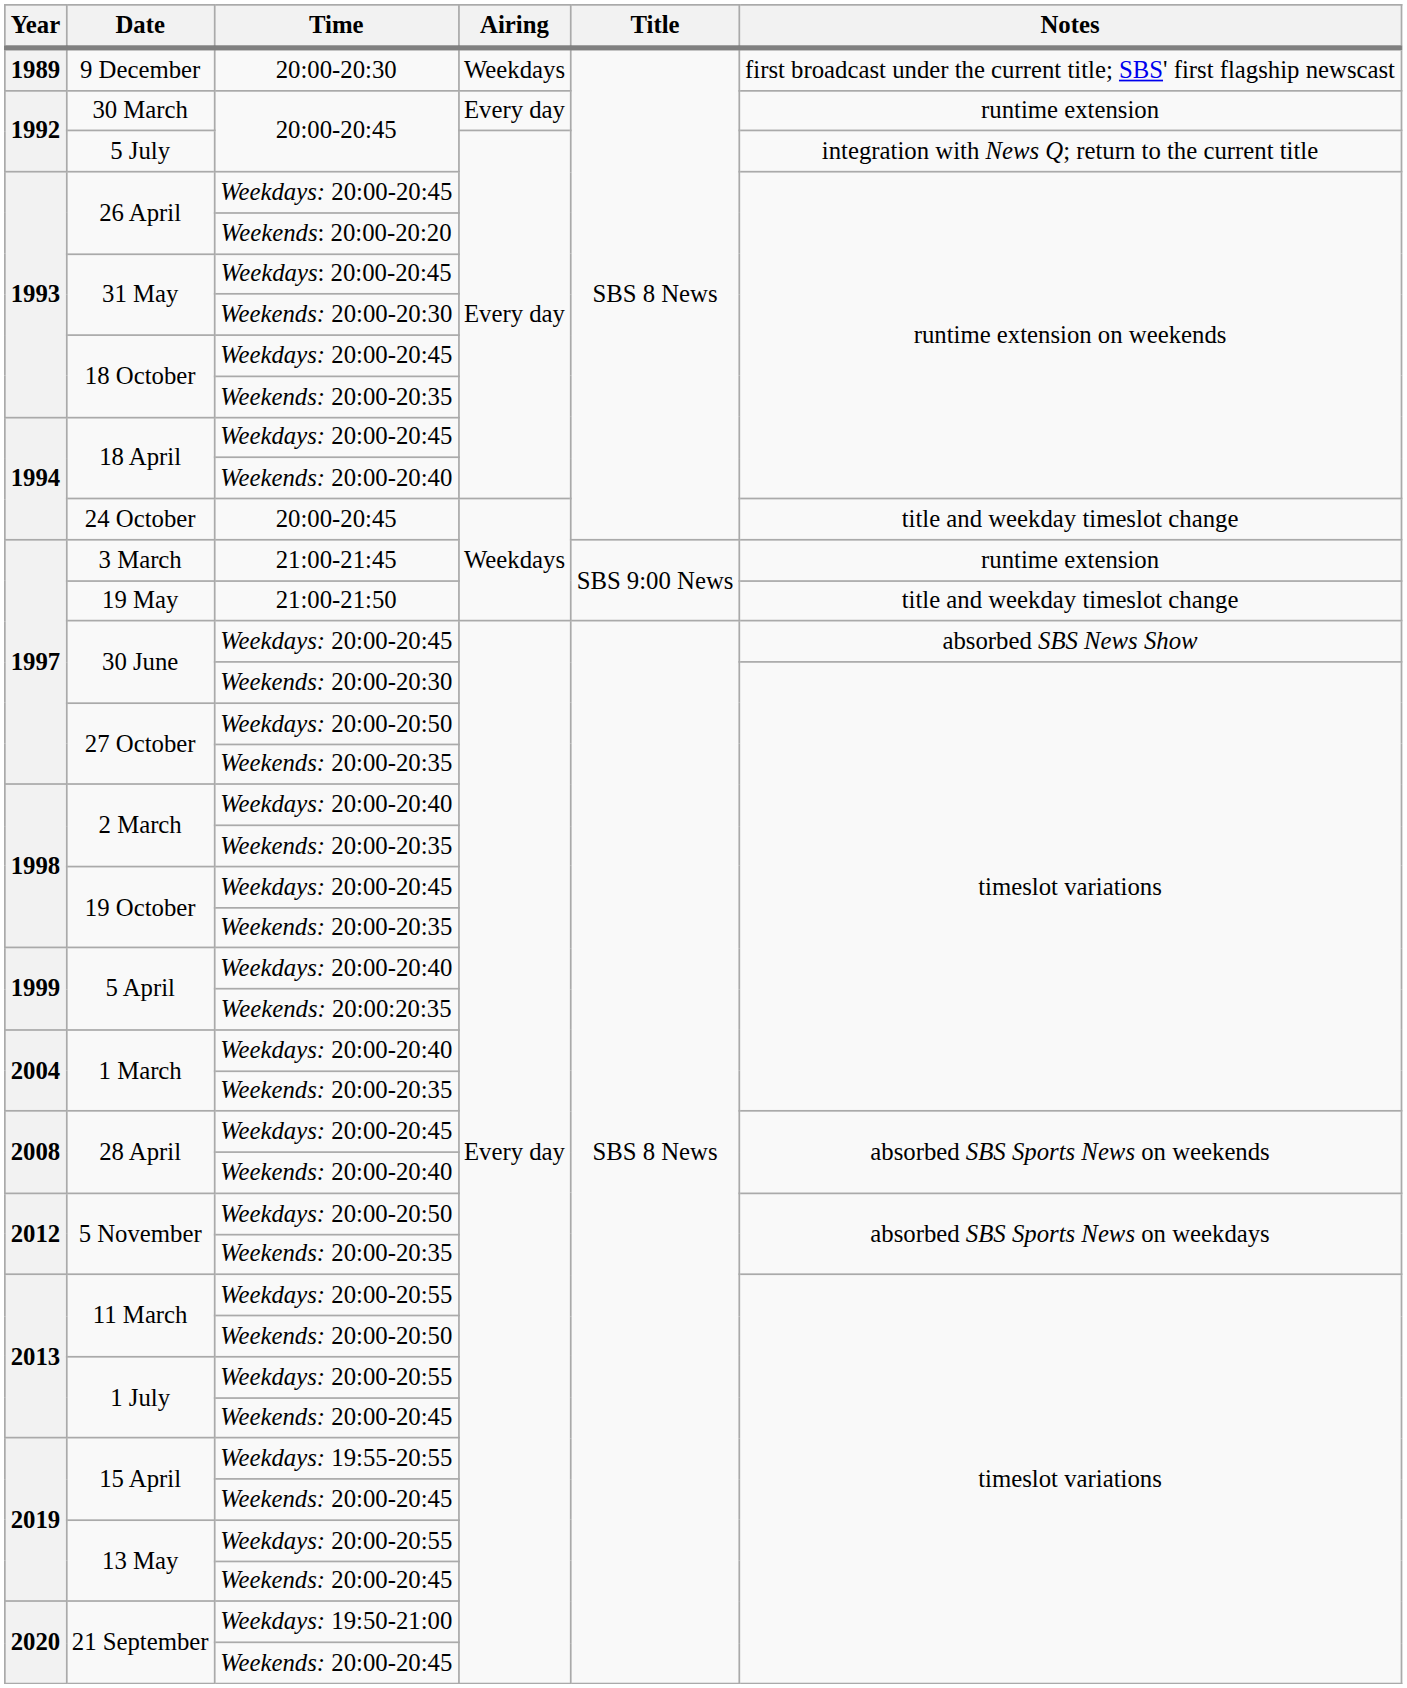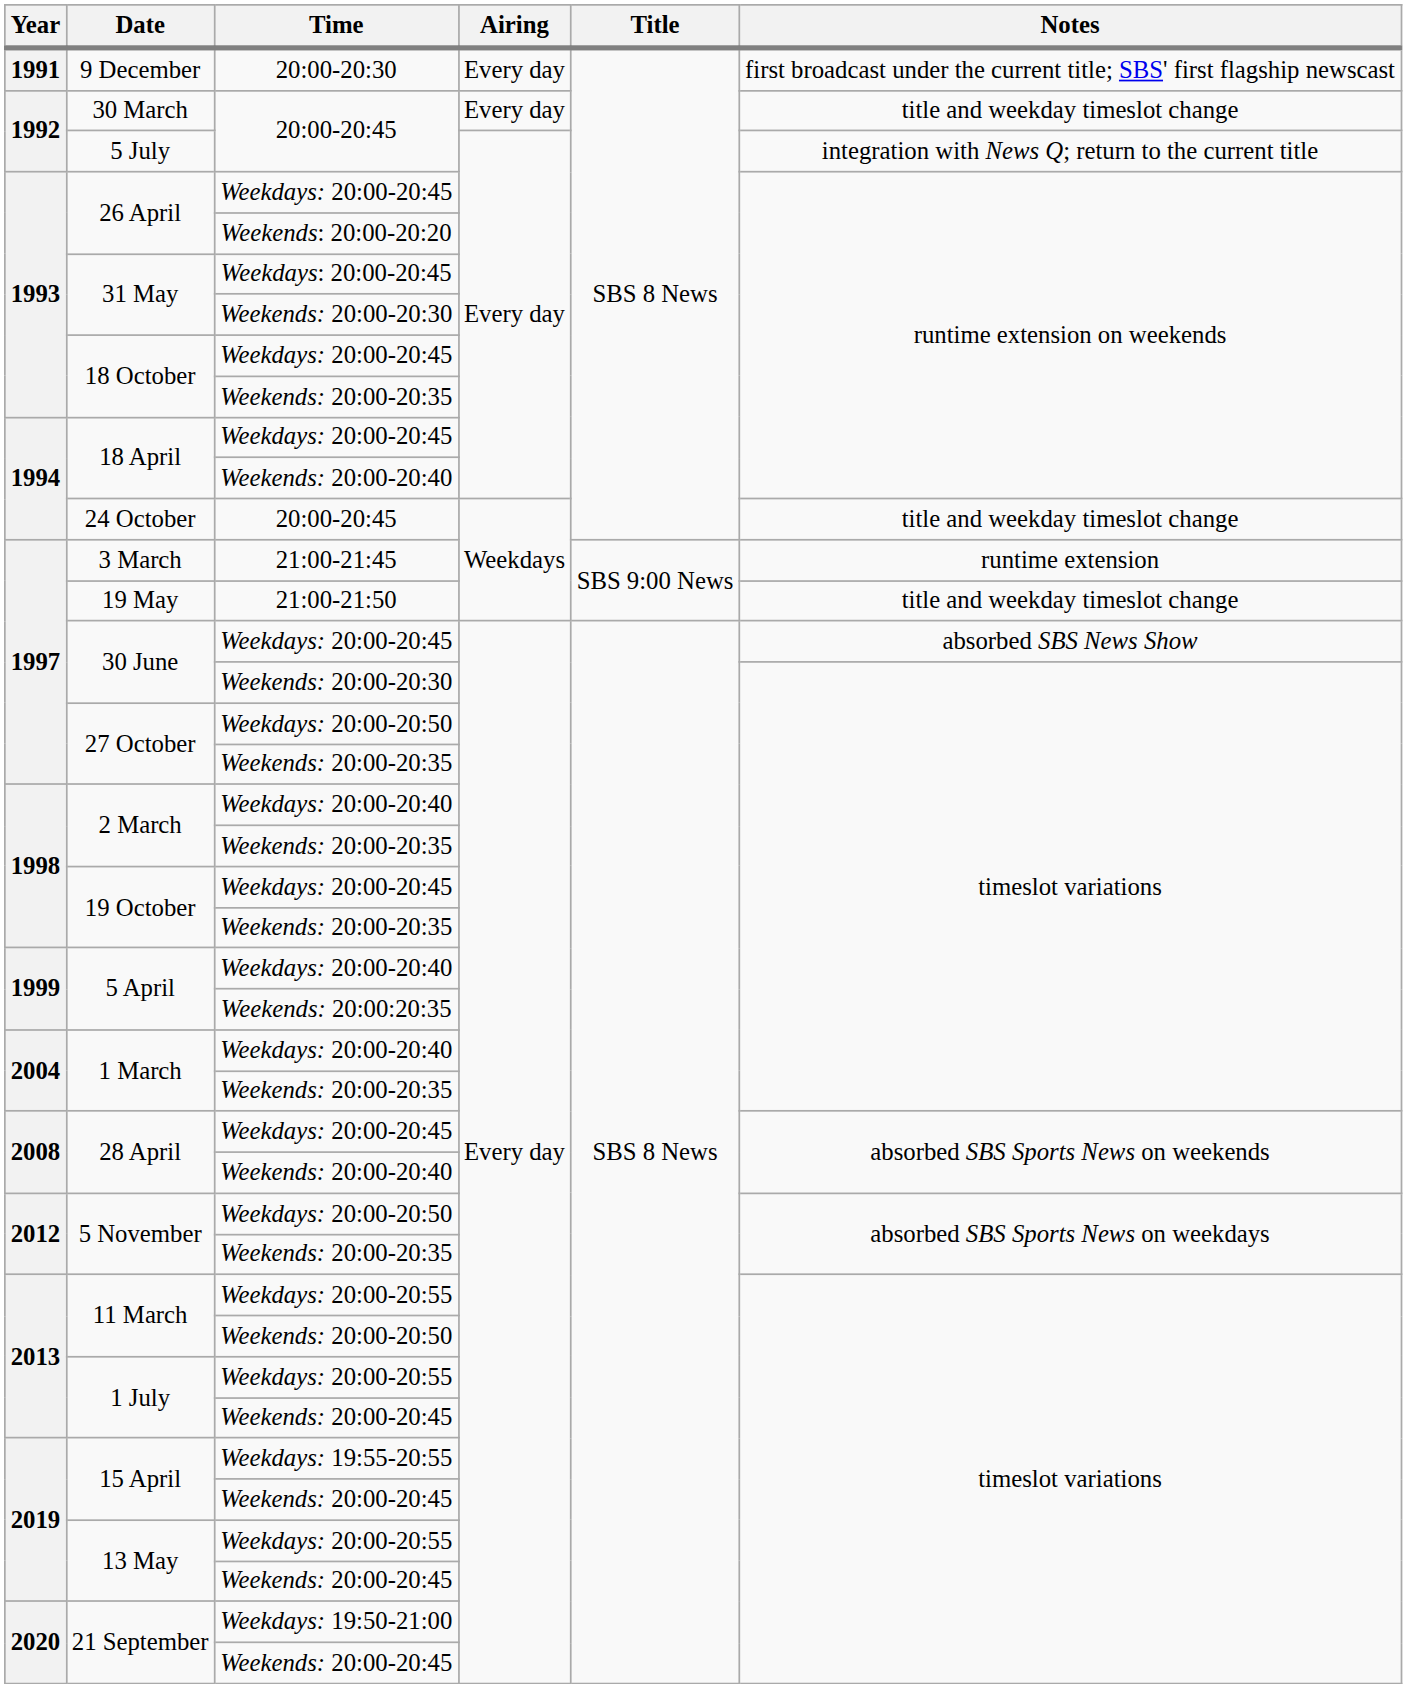(35, 69) 1989 -> (35, 69) 1991
(514, 69) Weekdays -> (514, 69) Every day
(1070, 110) runtime extension -> (1070, 110) title and weekday timeslot change
